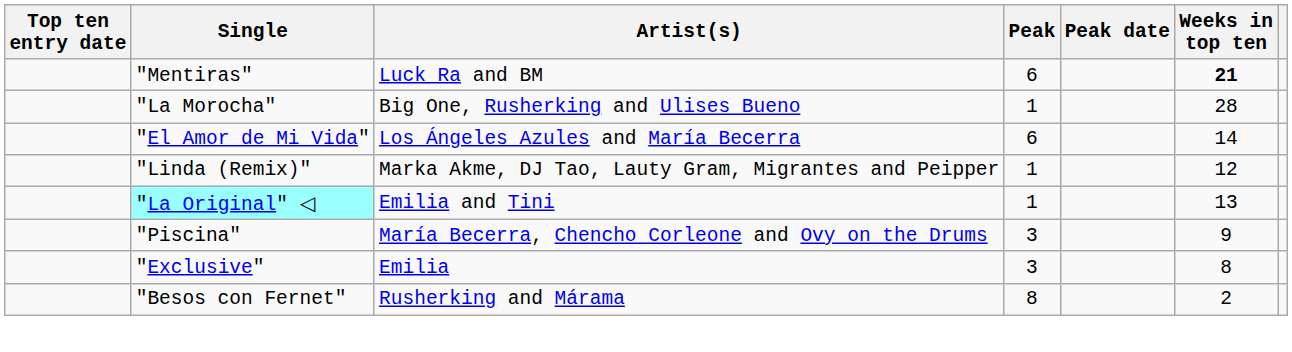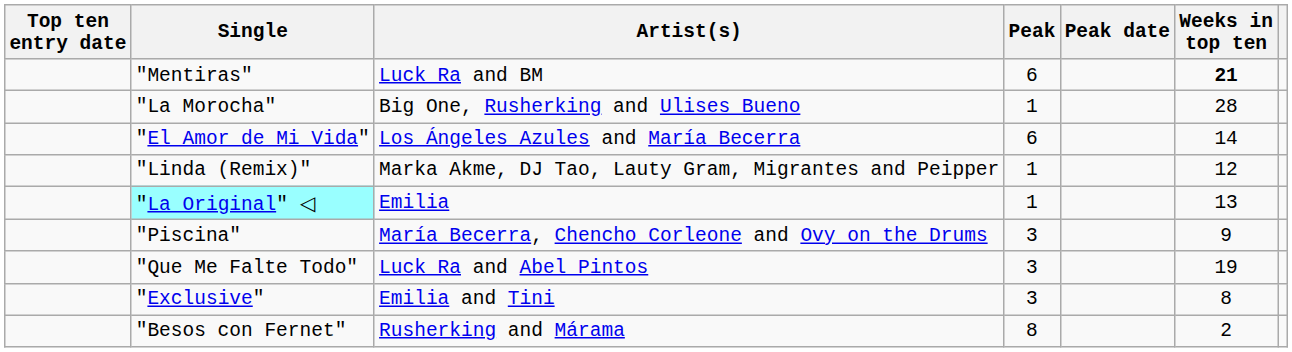(467, 203) Emilia and Tini -> (414, 203) Emilia
+ row: (247, 267)
(414, 267) Emilia -> (467, 299) Emilia and Tini
